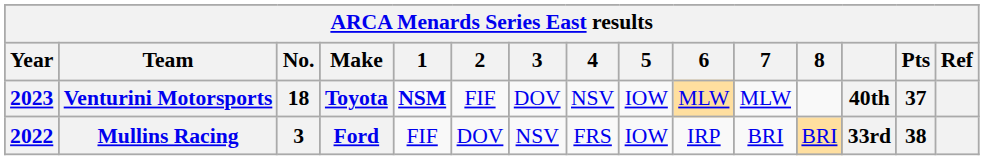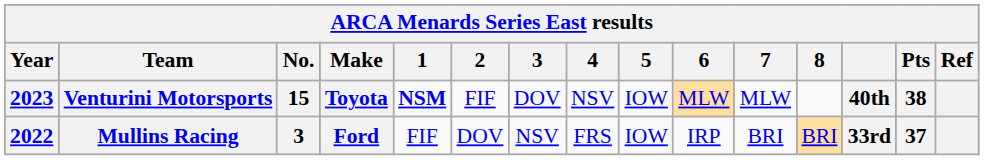(299, 98) 18 -> (299, 98) 15
(916, 98) 37 -> (916, 98) 38
(916, 135) 38 -> (916, 135) 37
